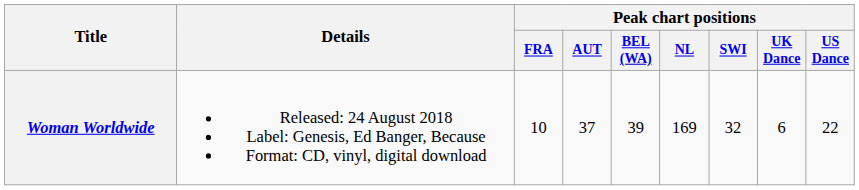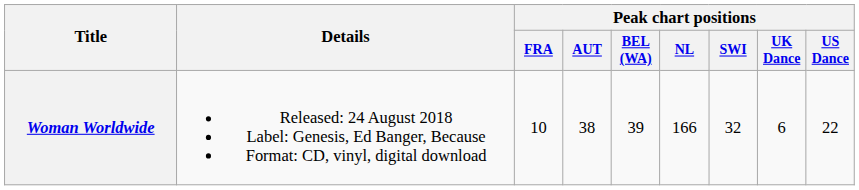(587, 127) 37 -> (587, 127) 38
(684, 127) 169 -> (684, 127) 166
